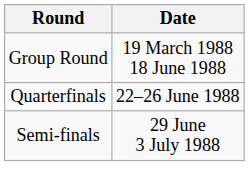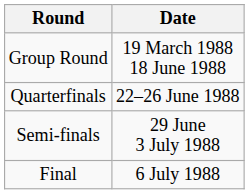+ row: (58, 174)
